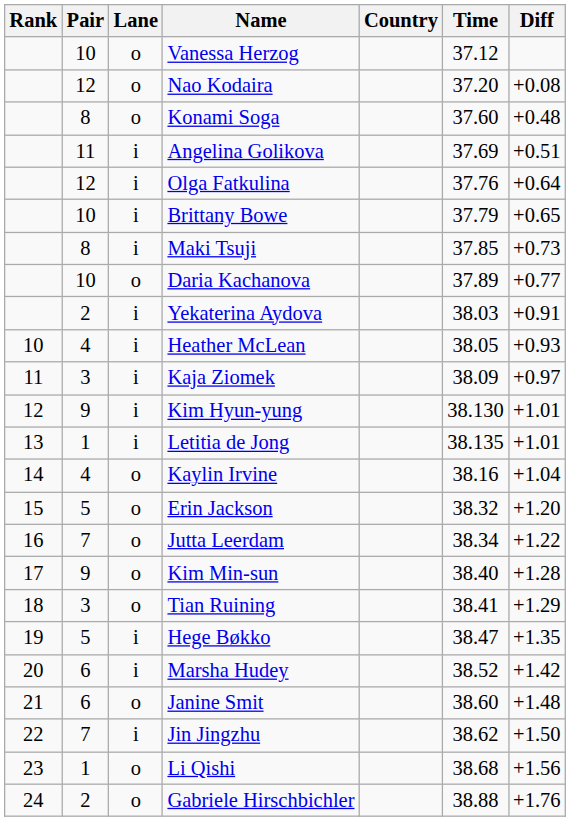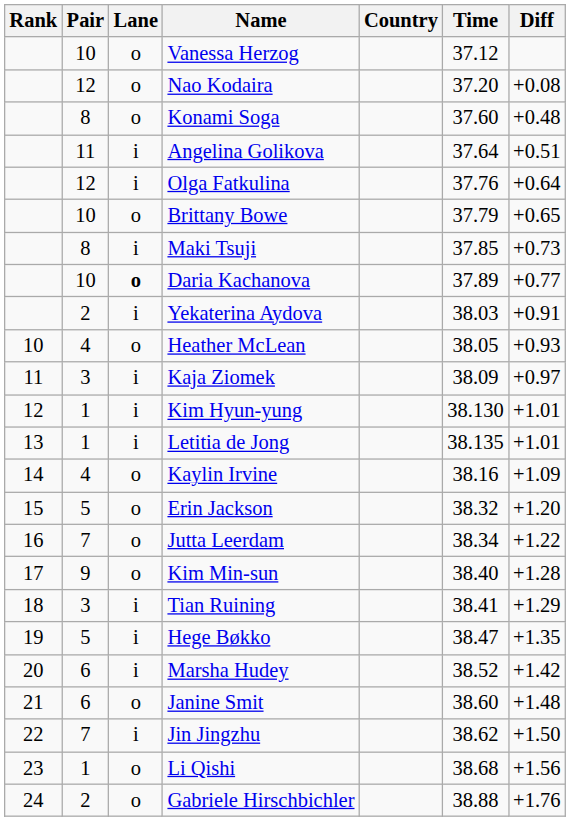(475, 150) 37.69 -> (475, 150) 37.64
(136, 215) i -> (136, 215) o
(136, 280) normal -> (136, 280) bold
(136, 345) i -> (136, 345) o
(85, 410) 9 -> (85, 410) 1
(537, 475) +1.04 -> (537, 475) +1.09
(136, 605) o -> (136, 605) i
